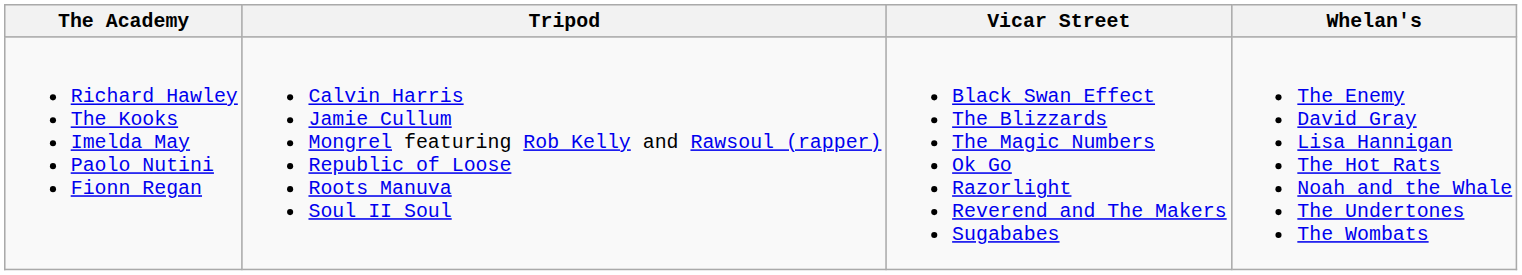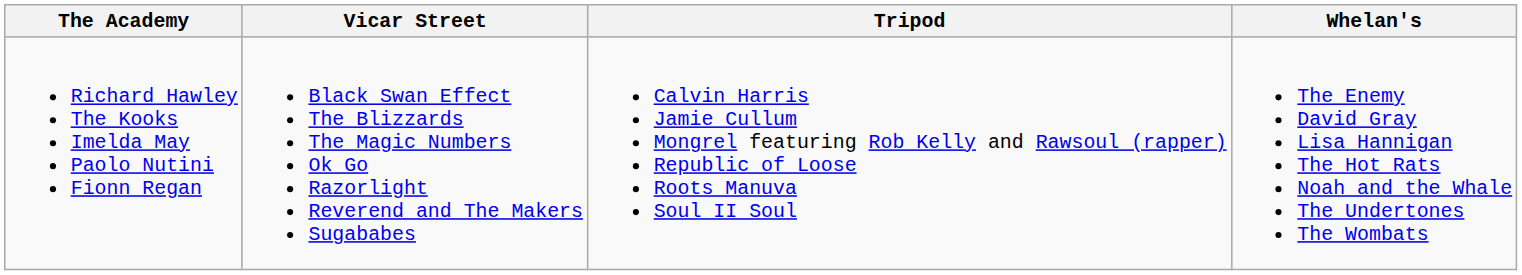columns swapped: (564, 21) <-> (1059, 21)
